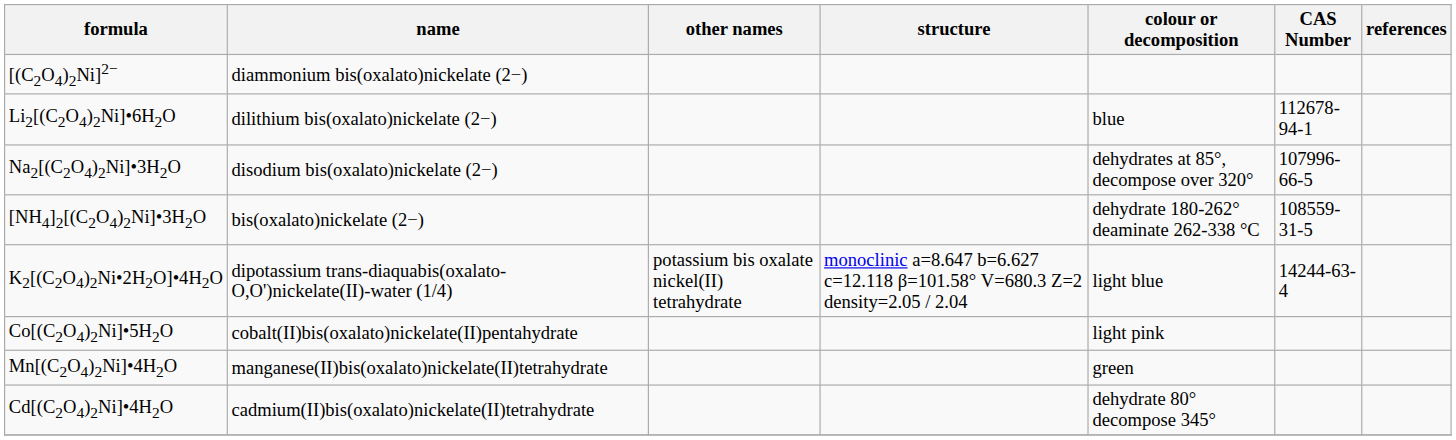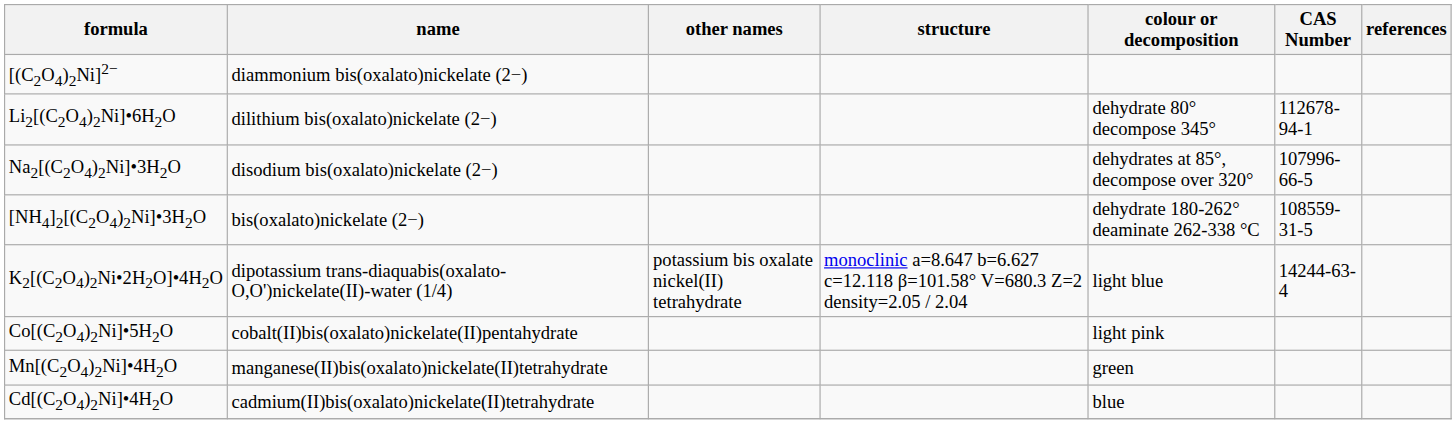(1108, 119) blue -> (1154, 119) dehydrate 80° decompose 345°
(1154, 410) dehydrate 80° decompose 345° -> (1108, 401) blue
